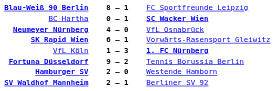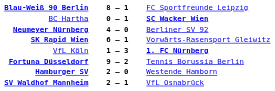(175, 29) VfL Osnabrück -> (177, 29) Berliner SV 92
(177, 83) Berliner SV 92 -> (175, 83) VfL Osnabrück
